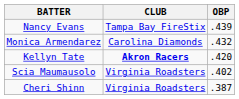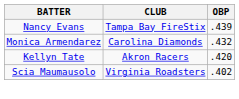(155, 57) bold -> (155, 57) normal
- row: (54, 87)
